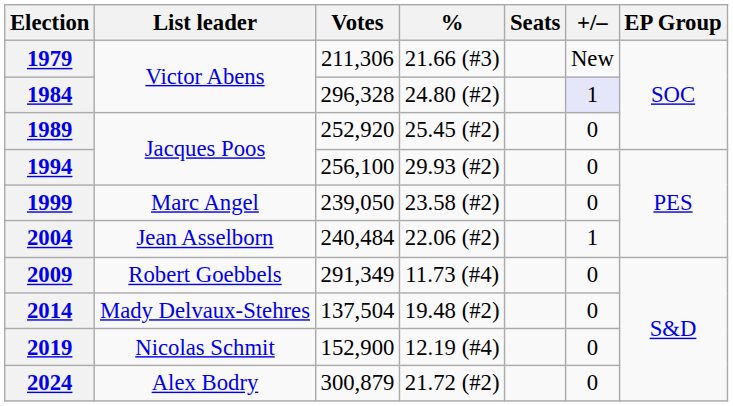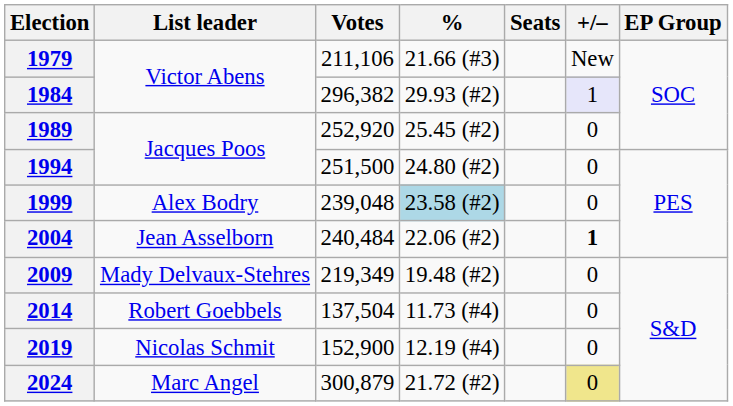(357, 58) 211,306 -> (357, 58) 211,106
(357, 94) 296,328 -> (357, 94) 296,382
(452, 94) 24.80 (#2) -> (452, 94) 29.93 (#2)
(357, 166) 256,100 -> (357, 166) 251,500
(452, 166) 29.93 (#2) -> (452, 166) 24.80 (#2)
(205, 202) Marc Angel -> (205, 202) Alex Bodry
(357, 202) 239,050 -> (357, 202) 239,048
(452, 202) no background -> (452, 202) lightblue background
(592, 238) normal -> (592, 238) bold
(205, 274) Robert Goebbels -> (205, 274) Mady Delvaux-Stehres
(357, 274) 291,349 -> (357, 274) 219,349
(452, 274) 11.73 (#4) -> (452, 274) 19.48 (#2)
(205, 310) Mady Delvaux-Stehres -> (205, 310) Robert Goebbels
(452, 310) 19.48 (#2) -> (452, 310) 11.73 (#4)
(205, 382) Alex Bodry -> (205, 382) Marc Angel
(592, 382) no background -> (592, 382) khaki background
